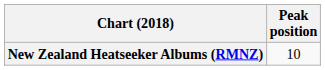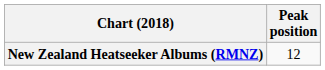(294, 53) 10 -> (294, 53) 12
